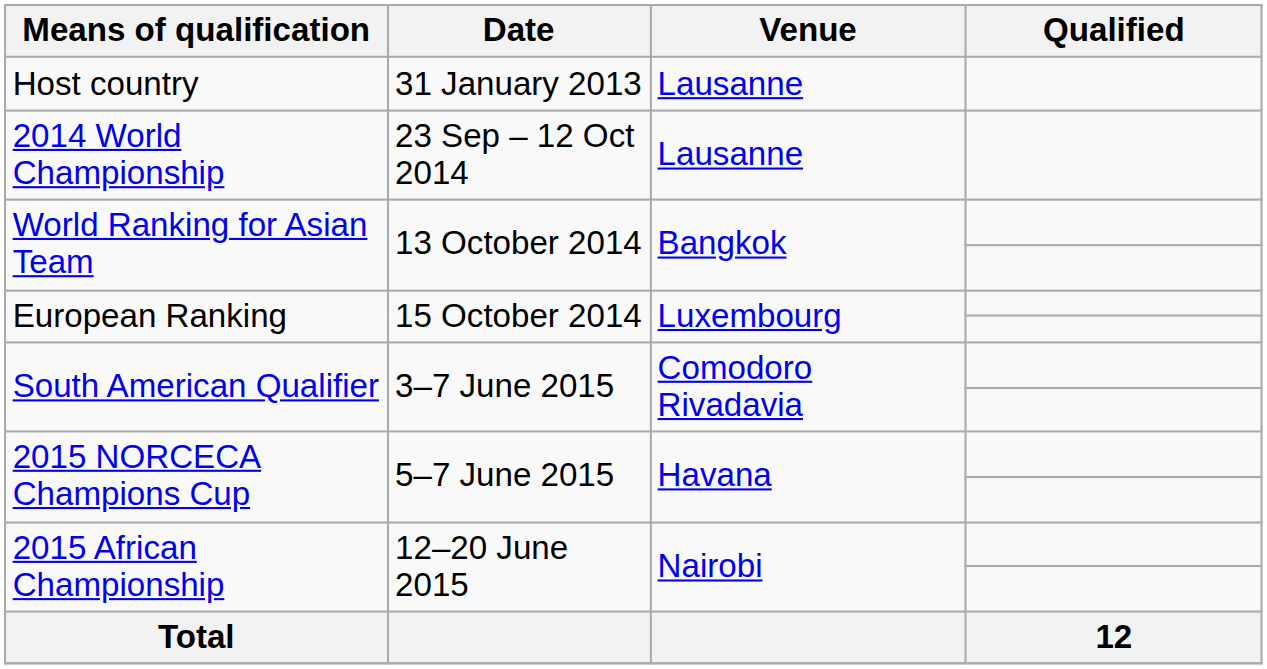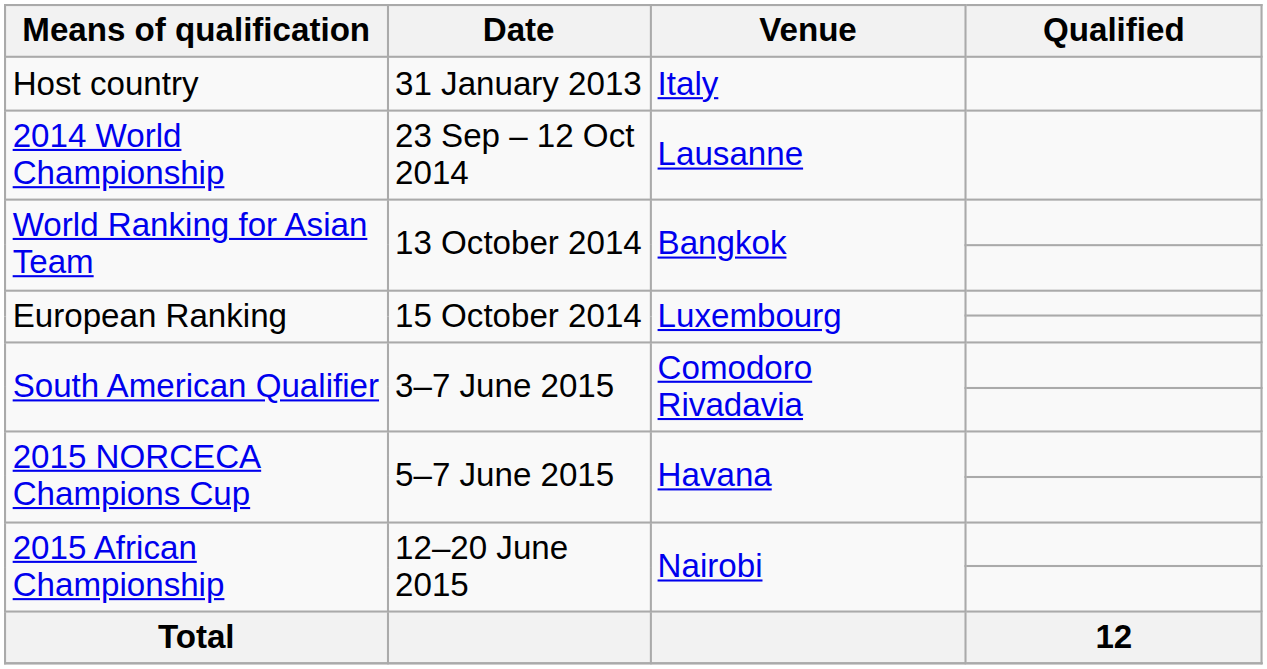(730, 83) Lausanne -> (688, 83) Italy
